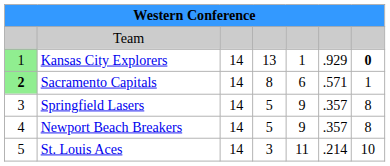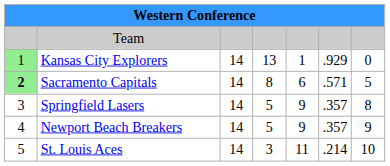(368, 60) bold -> (368, 60) normal
(368, 82) 1 -> (368, 82) 5
(368, 127) 8 -> (368, 127) 9
